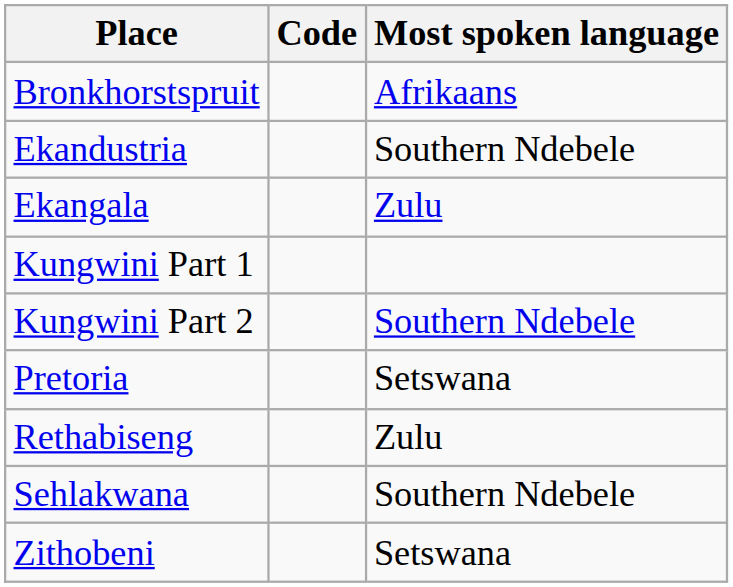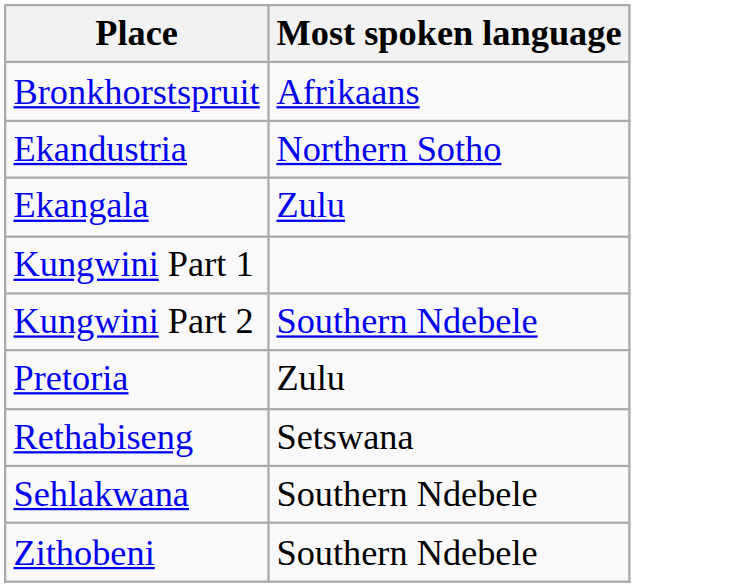- column: (317, 33)
(505, 148) Southern Ndebele -> (389, 148) Northern Sotho
(443, 378) Setswana -> (311, 378) Zulu
(408, 436) Zulu -> (345, 436) Setswana
(443, 551) Setswana -> (407, 551) Southern Ndebele
